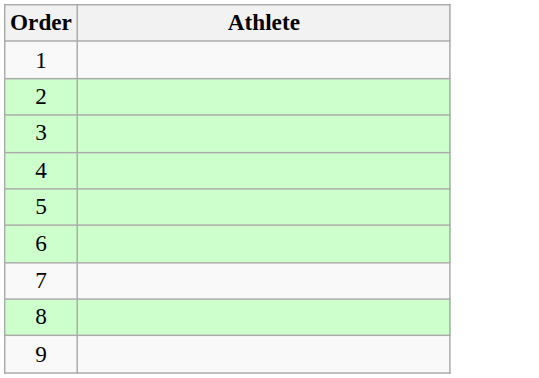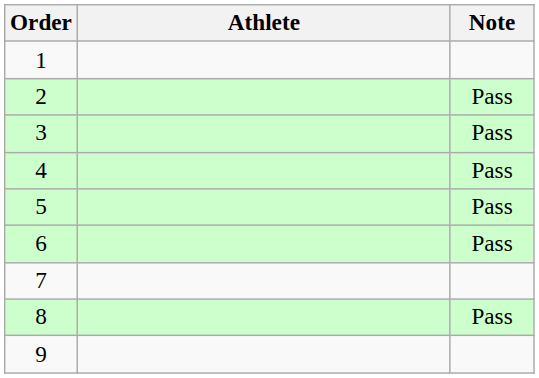+ column: (492, 22)
